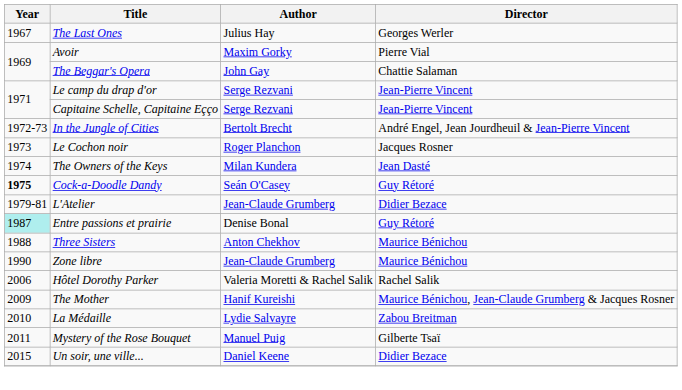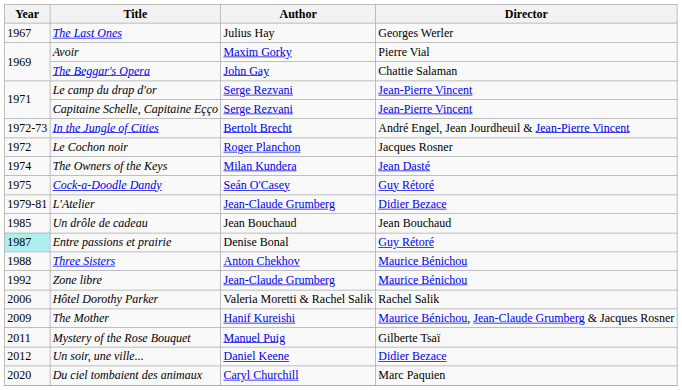(19, 147) 1973 -> (19, 147) 1972
(19, 185) bold -> (19, 185) normal
+ row: (100, 223)
(19, 261) 1990 -> (19, 280) 1992
- row: (82, 318)
(19, 356) 2015 -> (19, 356) 2012
+ row: (127, 375)
